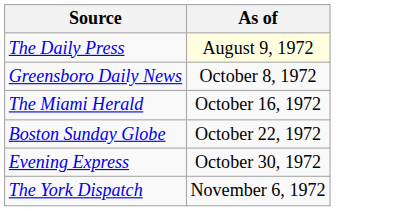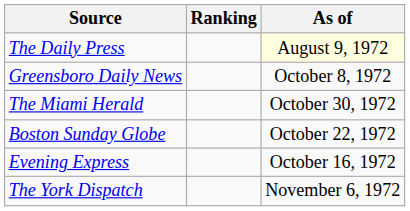+ column: (224, 18)
(258, 104) October 16, 1972 -> (333, 104) October 30, 1972
(258, 162) October 30, 1972 -> (333, 162) October 16, 1972
